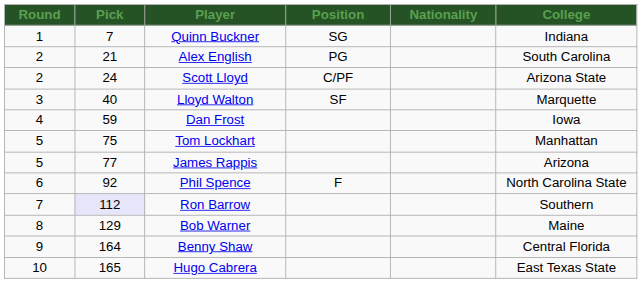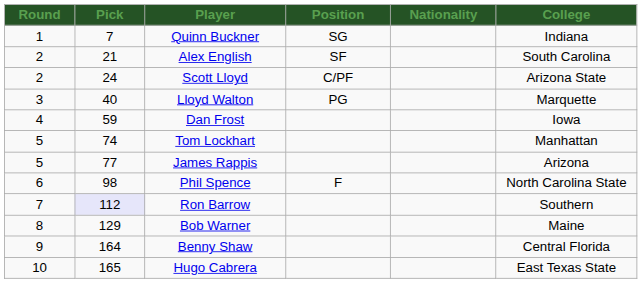(338, 57) PG -> (338, 57) SF
(338, 99) SF -> (338, 99) PG
(110, 141) 75 -> (110, 141) 74
(110, 183) 92 -> (110, 183) 98
